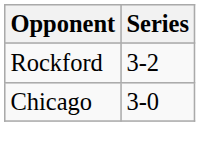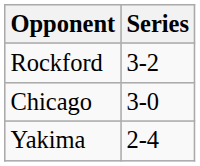+ row: (48, 140)
